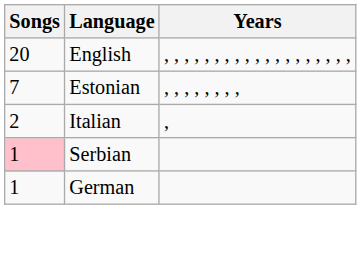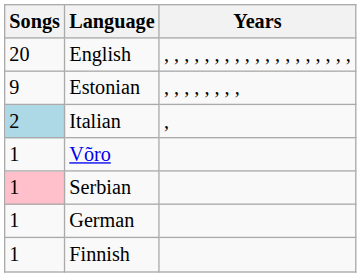(14, 88) 7 -> (14, 88) 9
(14, 121) no background -> (14, 121) lightblue background
+ row: (90, 154)
+ row: (100, 254)
